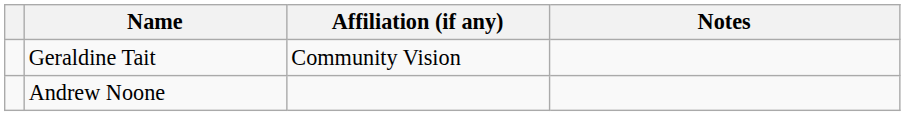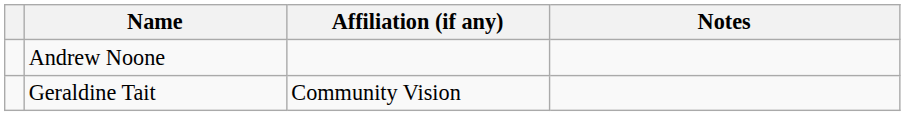rows swapped: (97, 92) <-> (92, 57)
